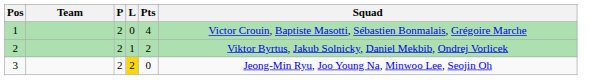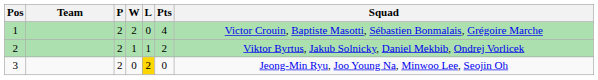+ column: (134, 13)
